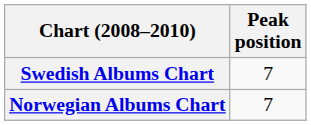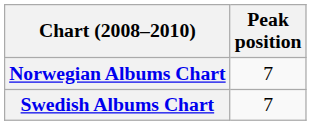rows swapped: (117, 104) <-> (117, 73)
